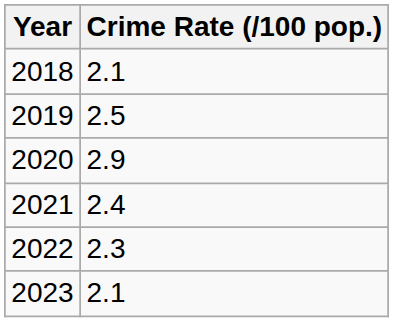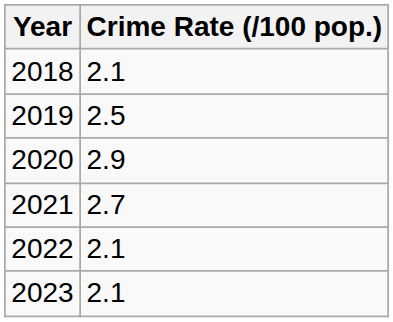(106, 204) 2.4 -> (106, 204) 2.7
(106, 248) 2.3 -> (106, 248) 2.1
